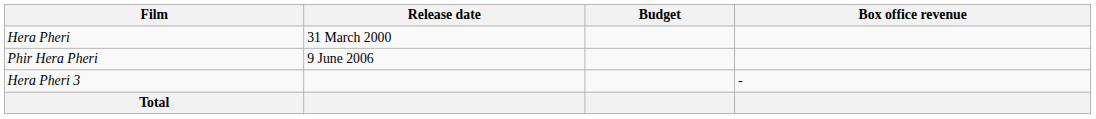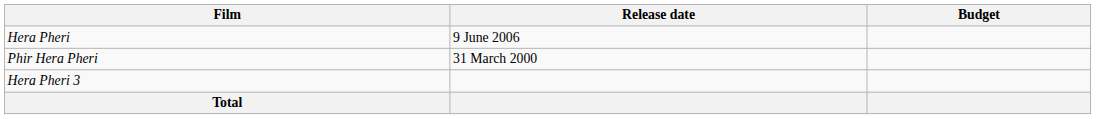- column: (913, 15)
(349, 37) 31 March 2000 -> (486, 37) 9 June 2006
(340, 59) 9 June 2006 -> (495, 59) 31 March 2000
